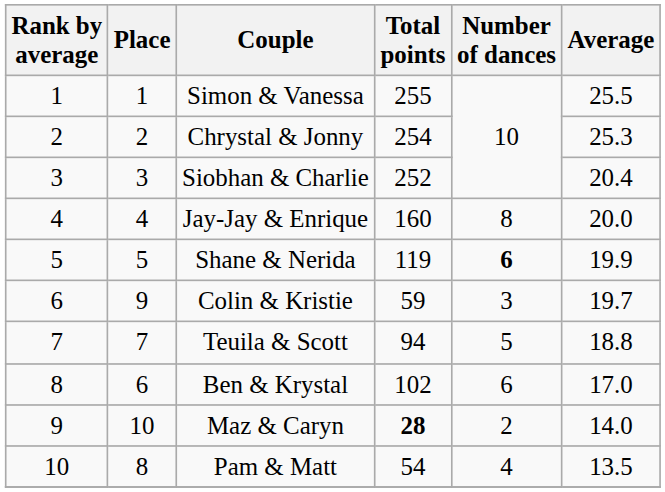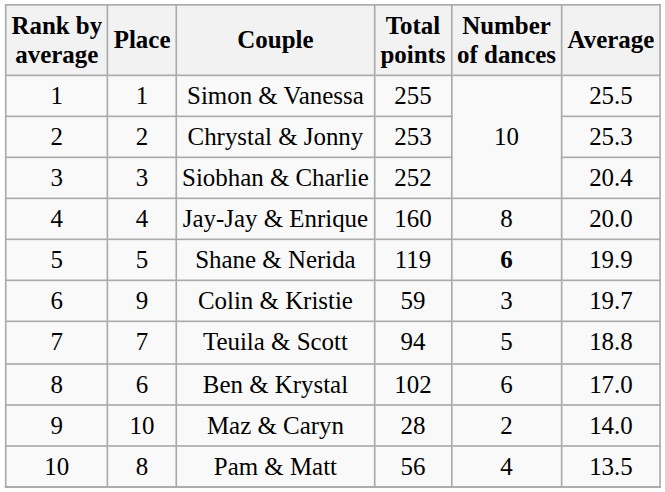(413, 136) 254 -> (413, 136) 253
(413, 424) bold -> (413, 424) normal
(413, 465) 54 -> (413, 465) 56
